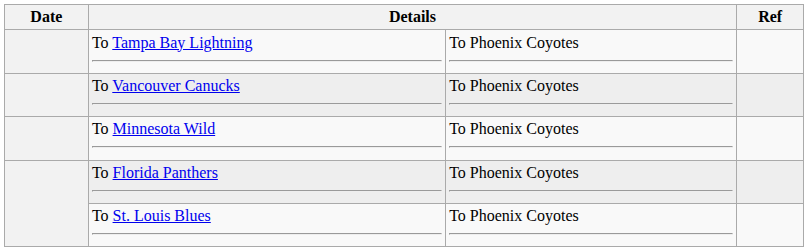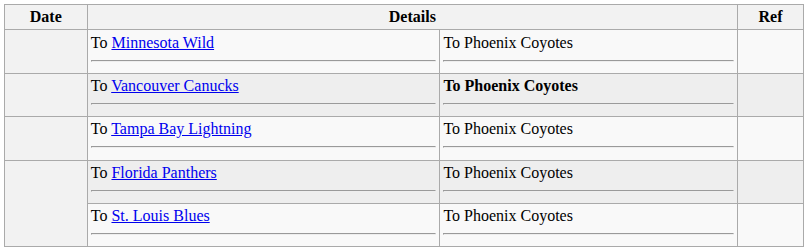rows swapped: (267, 134) <-> (267, 48)
(591, 91) normal -> (589, 91) bold
